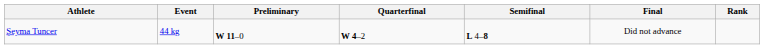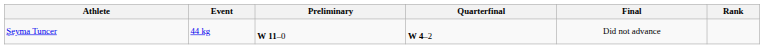- column: (527, 12)
